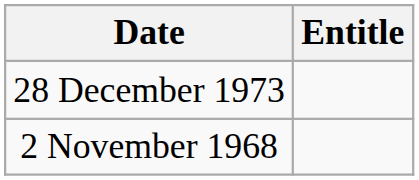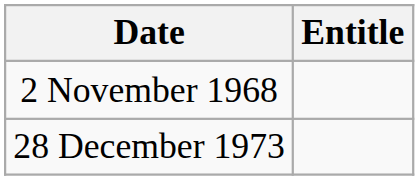rows swapped: (149, 145) <-> (149, 89)
